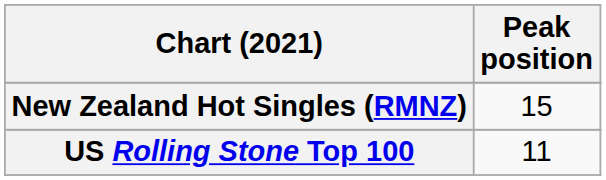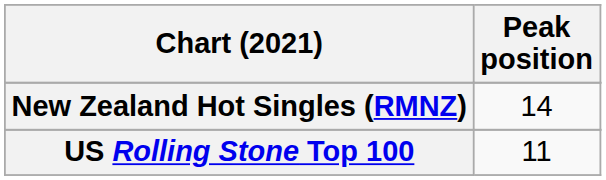(537, 105) 15 -> (537, 105) 14
